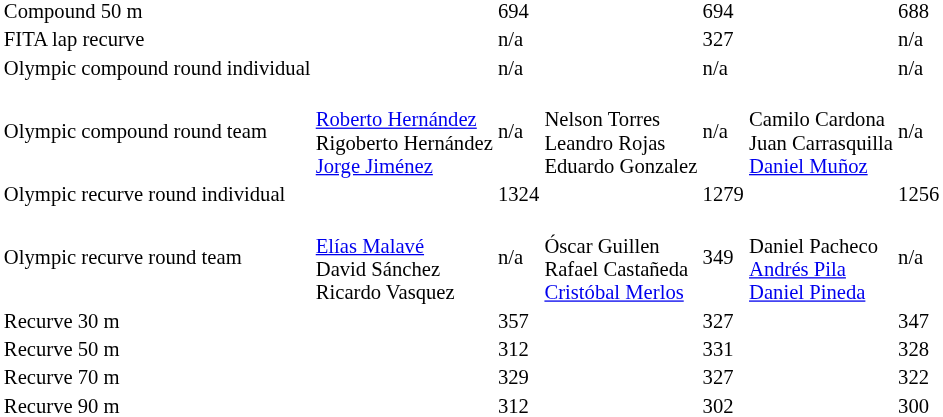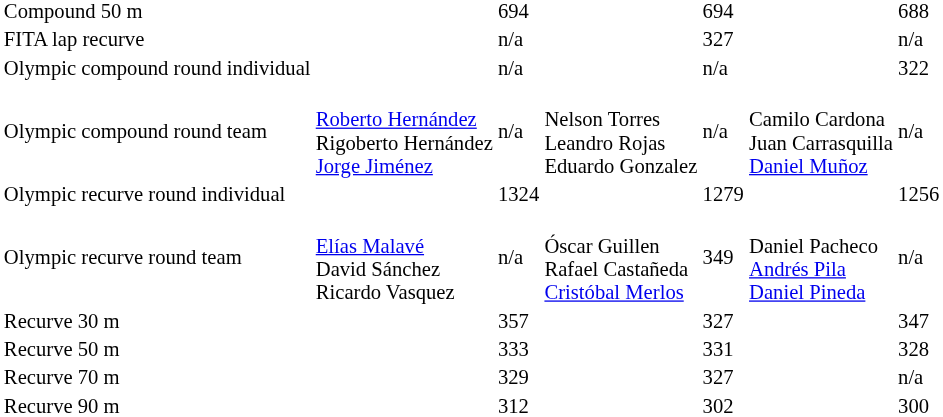(911, 68) n/a -> (914, 68) 322
(513, 349) 312 -> (513, 349) 333
(914, 377) 322 -> (911, 377) n/a
